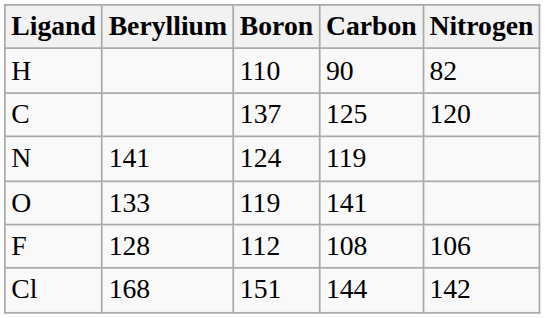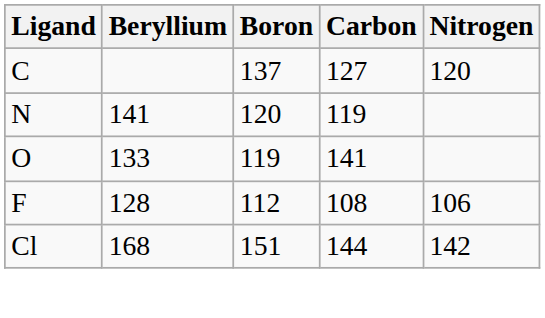- row: (21, 70)
(347, 114) 125 -> (347, 70) 127
(261, 158) 124 -> (261, 114) 120
